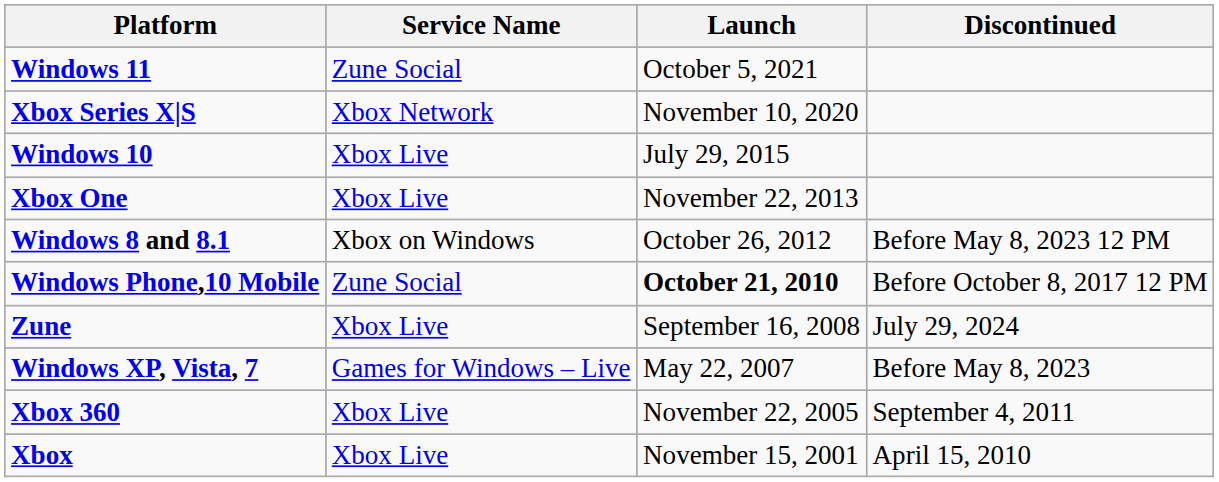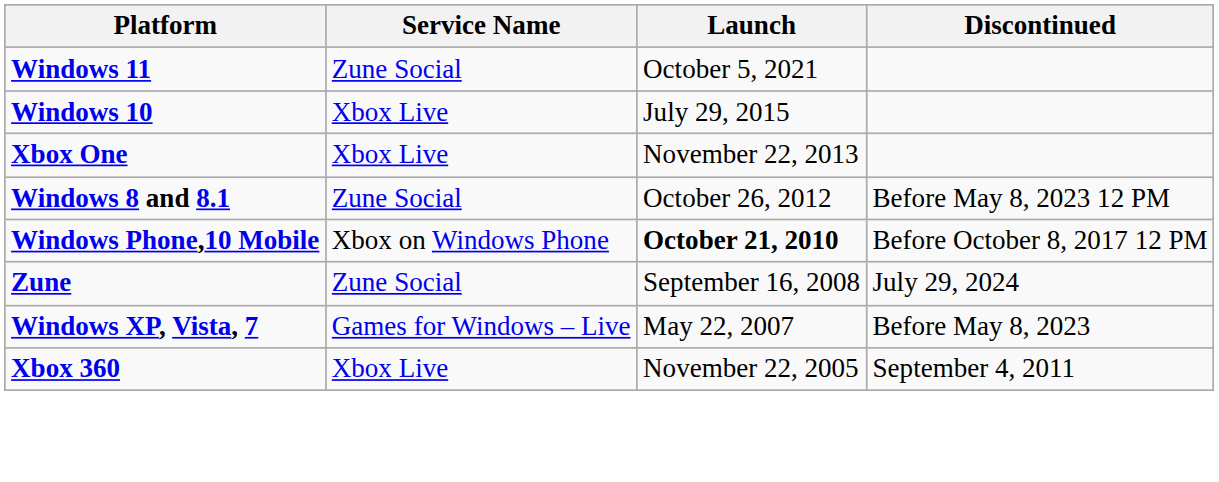- row: (103, 111)
(433, 240) Xbox on Windows -> (397, 197) Zune Social
(397, 283) Zune Social -> (470, 240) Xbox on Windows Phone
(390, 326) Xbox Live -> (397, 283) Zune Social
- row: (42, 454)
